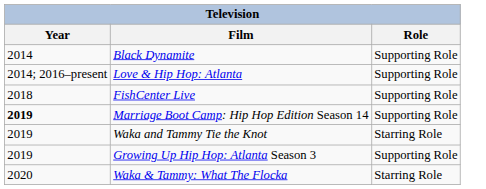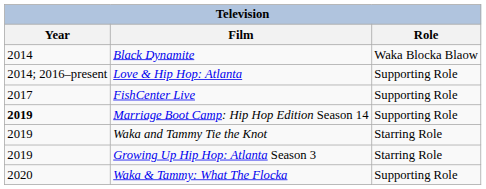(416, 54) Supporting Role -> (426, 54) Waka Blocka Blaow
(20, 94) 2018 -> (20, 94) 2017
(416, 154) Supporting Role -> (408, 154) Starring Role
(408, 174) Starring Role -> (416, 174) Supporting Role
